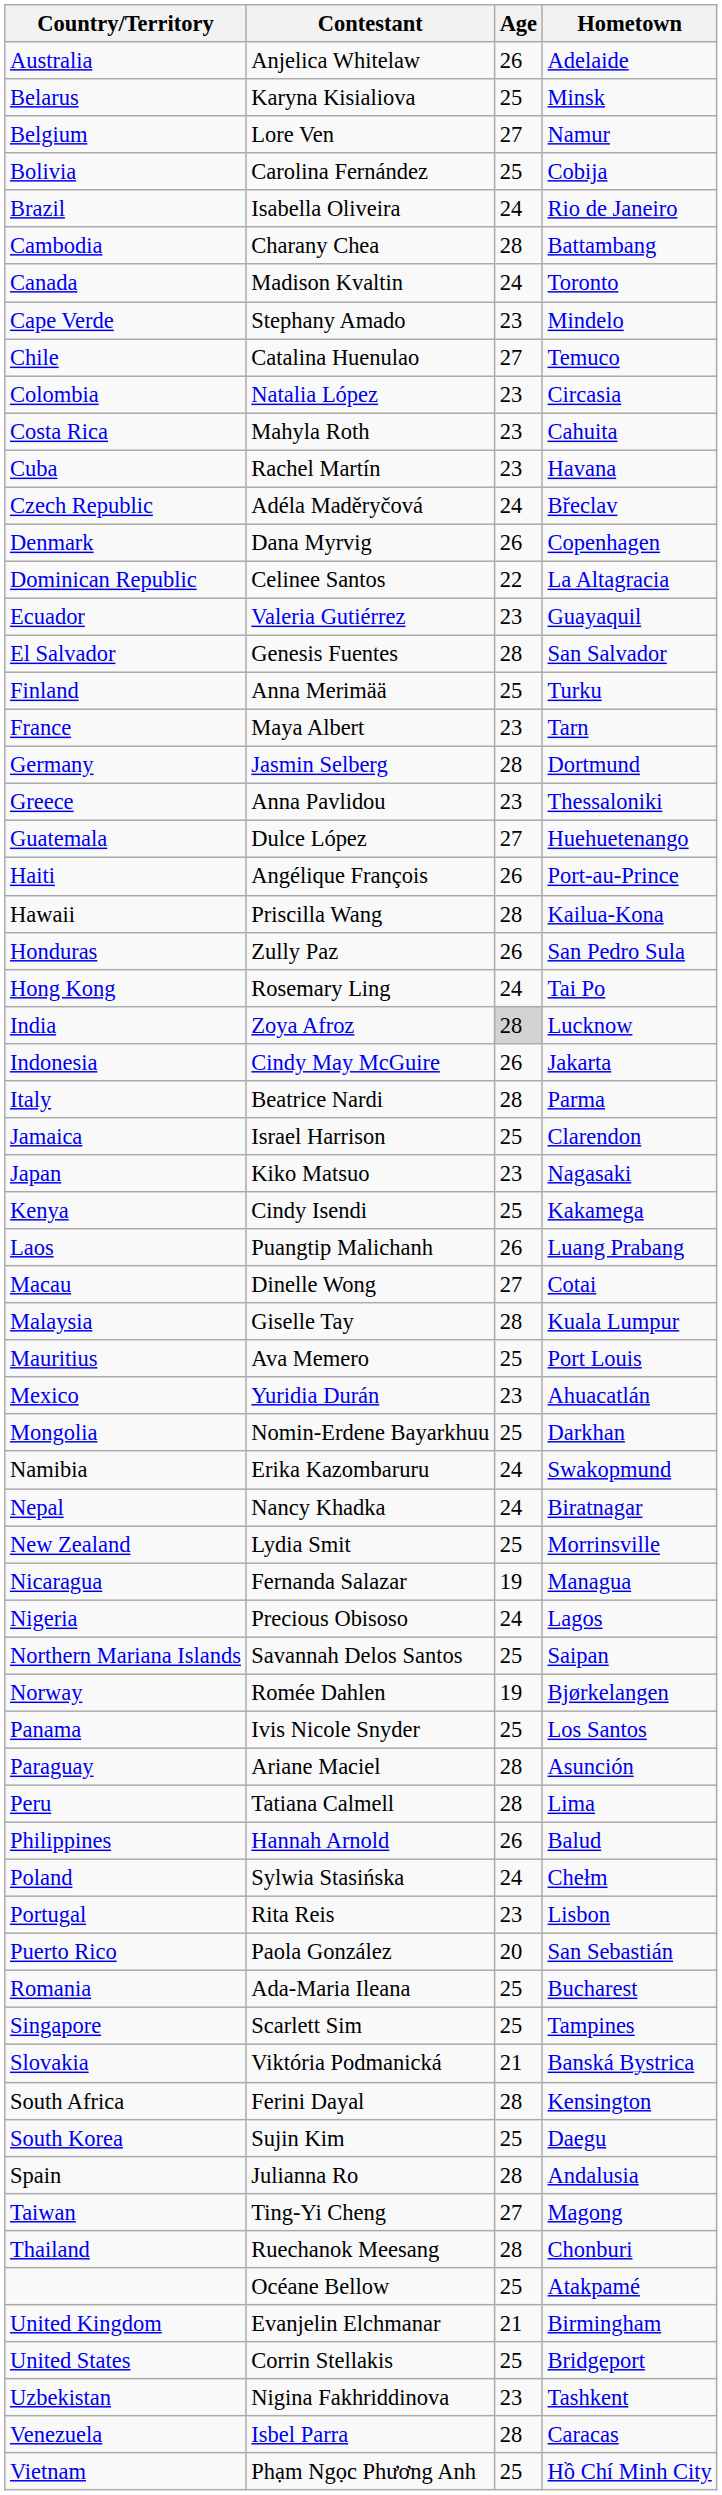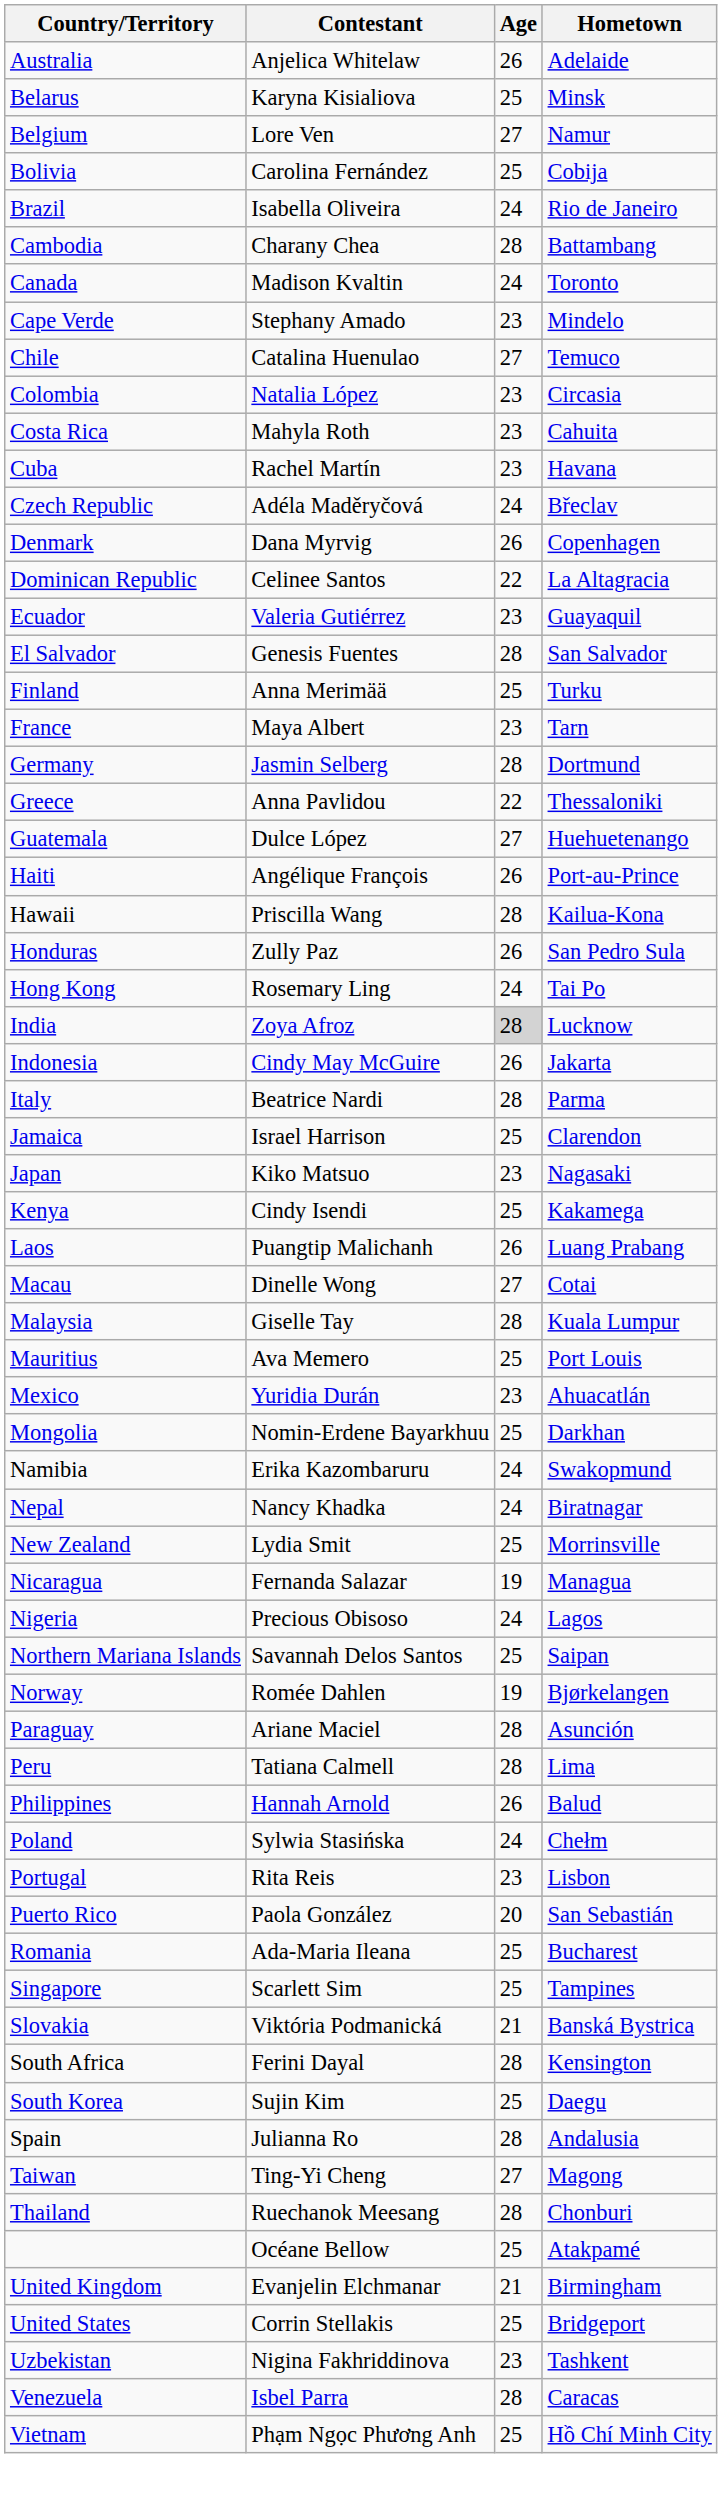(511, 802) 23 -> (511, 802) 22
- row: (46, 1729)
